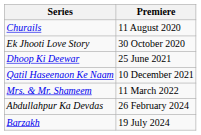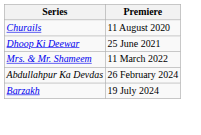- row: (48, 43)
- row: (60, 75)
